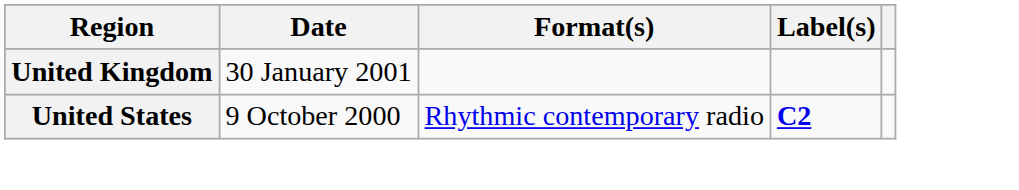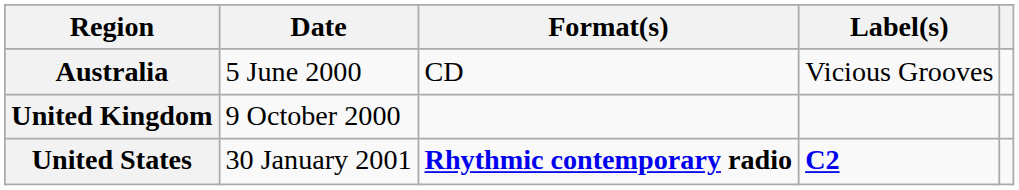+ row: (112, 71)
(319, 71) 30 January 2001 -> (313, 116) 9 October 2000
(313, 116) 9 October 2000 -> (319, 160) 30 January 2001
(594, 116) normal -> (608, 160) bold
